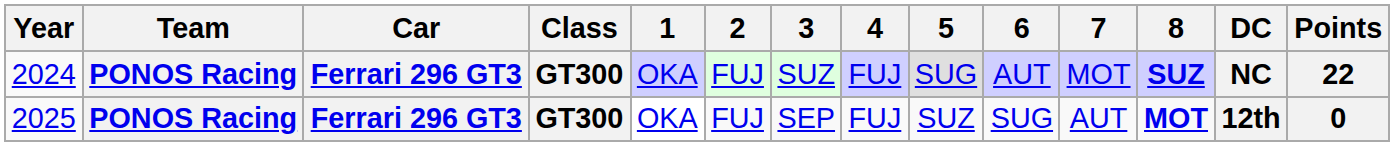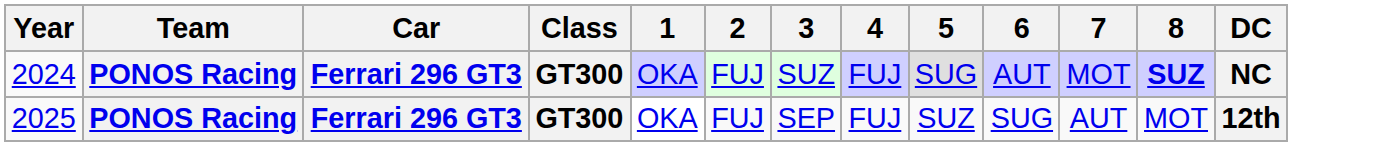- column: (1338, 28)
(1176, 119) bold -> (1176, 119) normal
